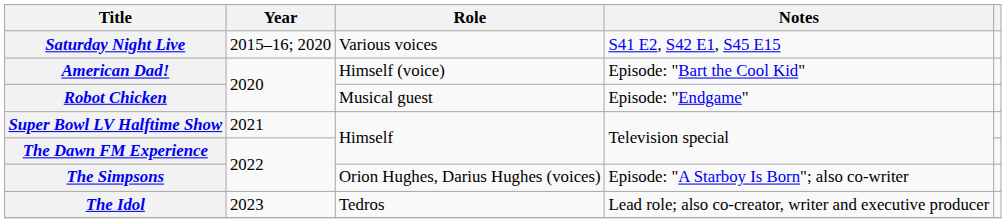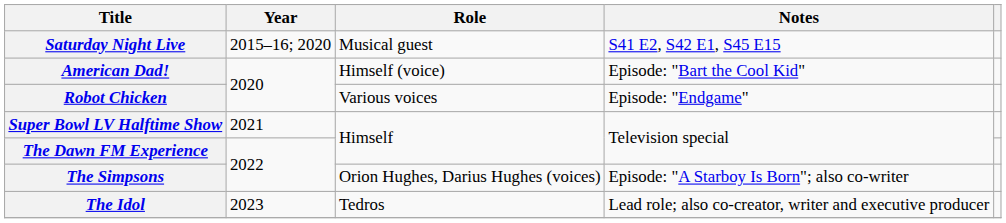(388, 44) Various voices -> (386, 44) Musical guest
(386, 97) Musical guest -> (388, 97) Various voices
